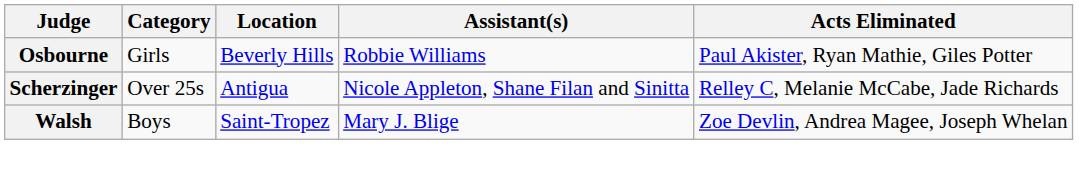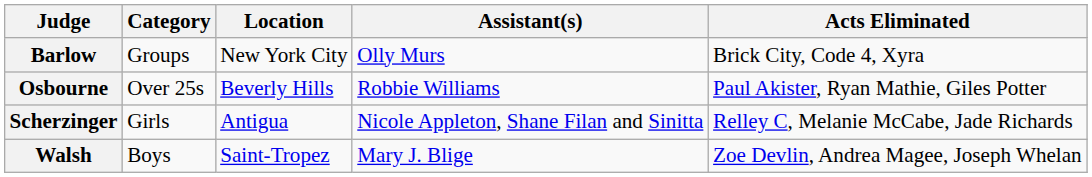+ row: (63, 54)
(148, 54) Girls -> (166, 88) Over 25s
(166, 88) Over 25s -> (148, 121) Girls
